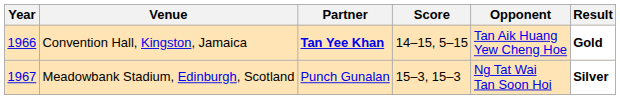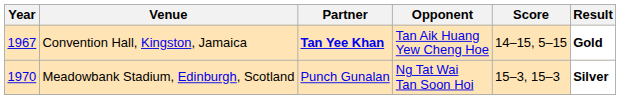columns swapped: (520, 15) <-> (432, 15)
(22, 43) 1966 -> (22, 43) 1967
(22, 78) 1967 -> (22, 78) 1970
